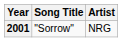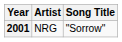columns swapped: (59, 12) <-> (102, 12)
